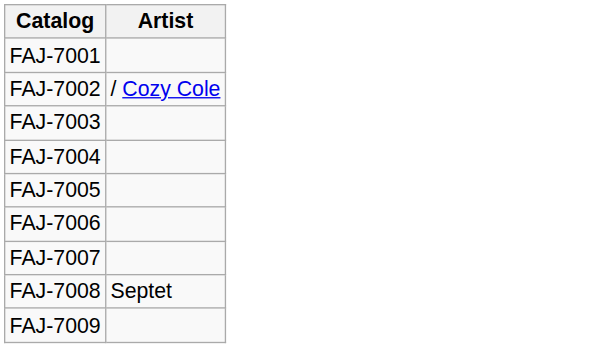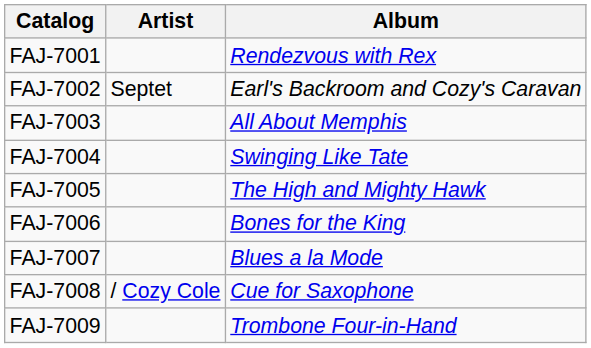+ column: (406, 21)
(165, 88) / Cozy Cole -> (141, 88) Septet
(141, 291) Septet -> (165, 291) / Cozy Cole
